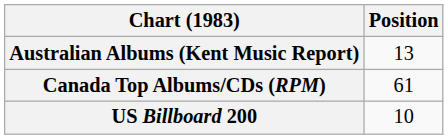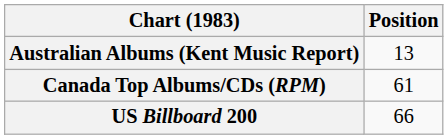(404, 117) 10 -> (404, 117) 66
